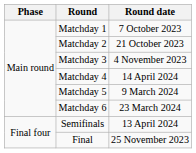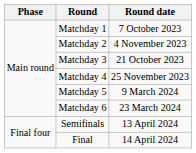(150, 44) 21 October 2023 -> (150, 44) 4 November 2023
(150, 60) 4 November 2023 -> (150, 60) 21 October 2023
(150, 76) 14 April 2024 -> (150, 76) 25 November 2023
(150, 140) 25 November 2023 -> (150, 140) 14 April 2024
